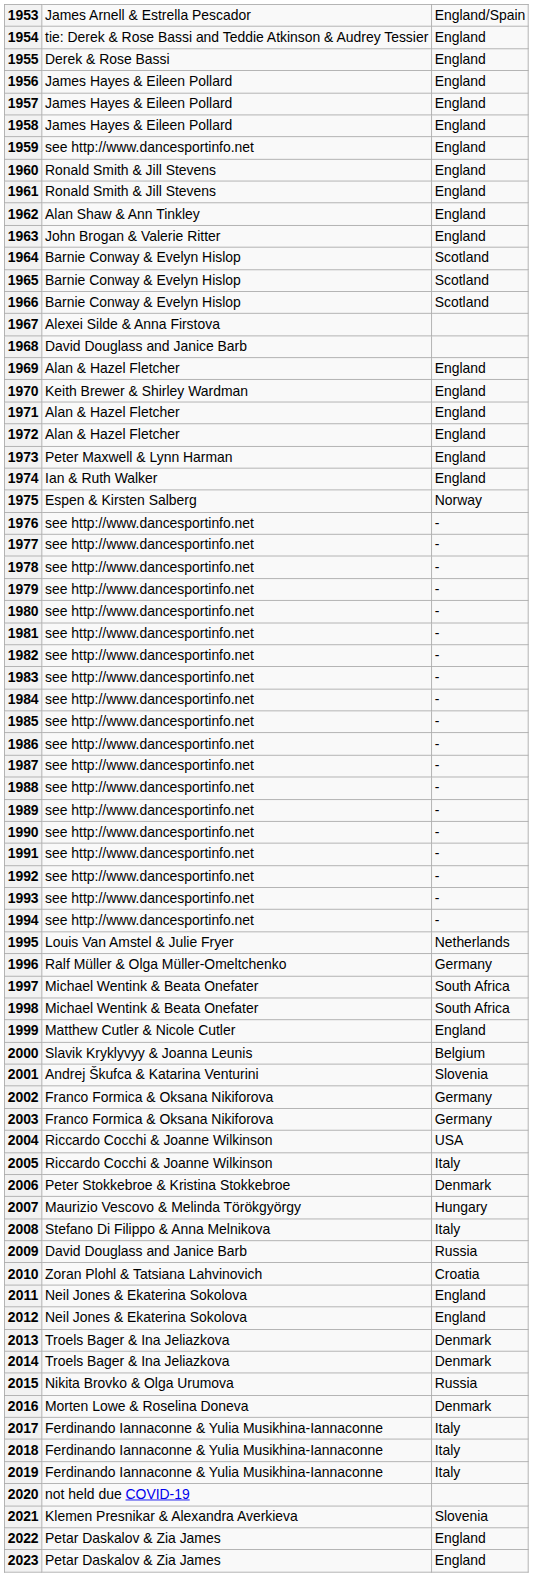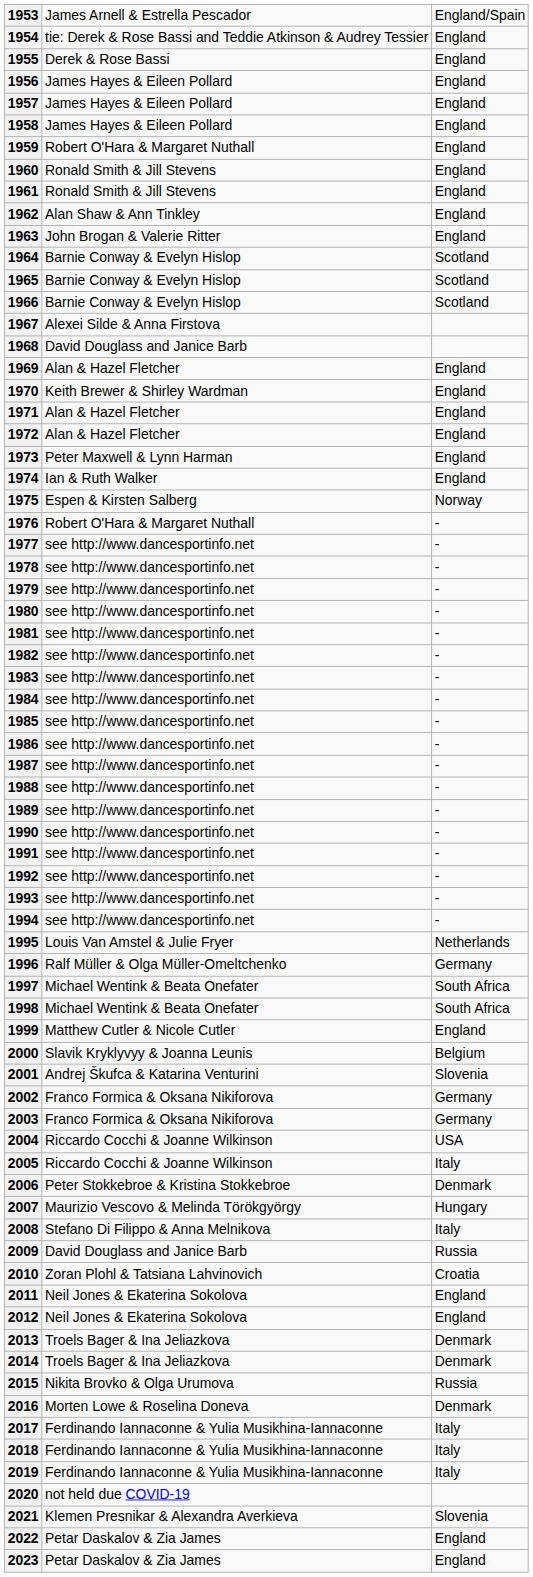(149, 147) see http://www.dancesportinfo.net -> (150, 147) Robert O'Hara & Margaret Nuthall
(149, 523) see http://www.dancesportinfo.net -> (150, 523) Robert O'Hara & Margaret Nuthall
